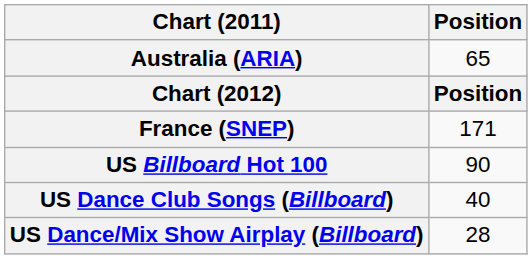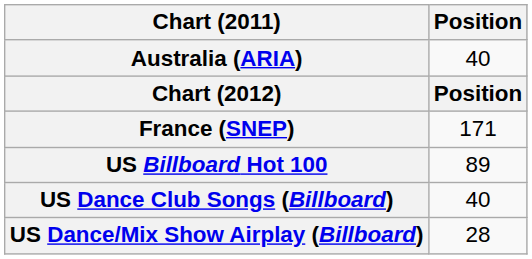(478, 57) 65 -> (478, 57) 40
(478, 164) 90 -> (478, 164) 89
